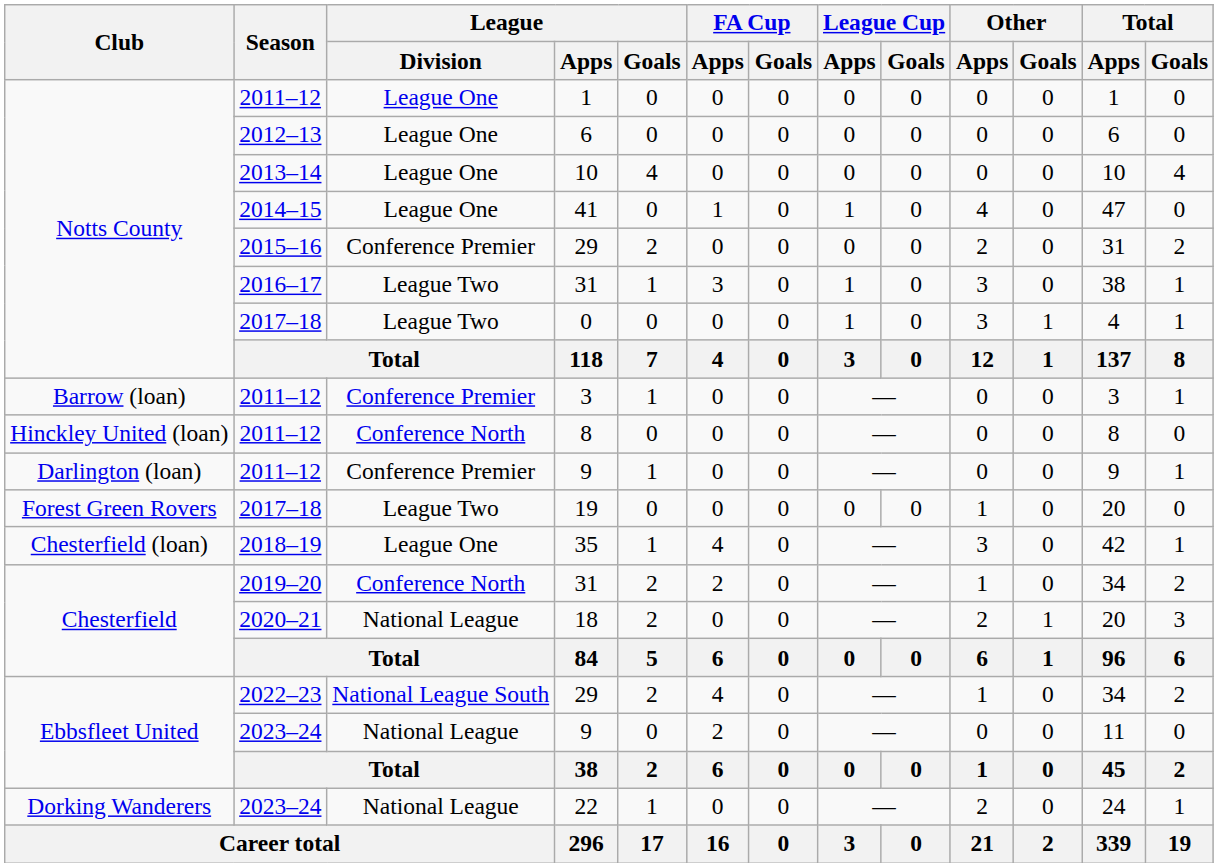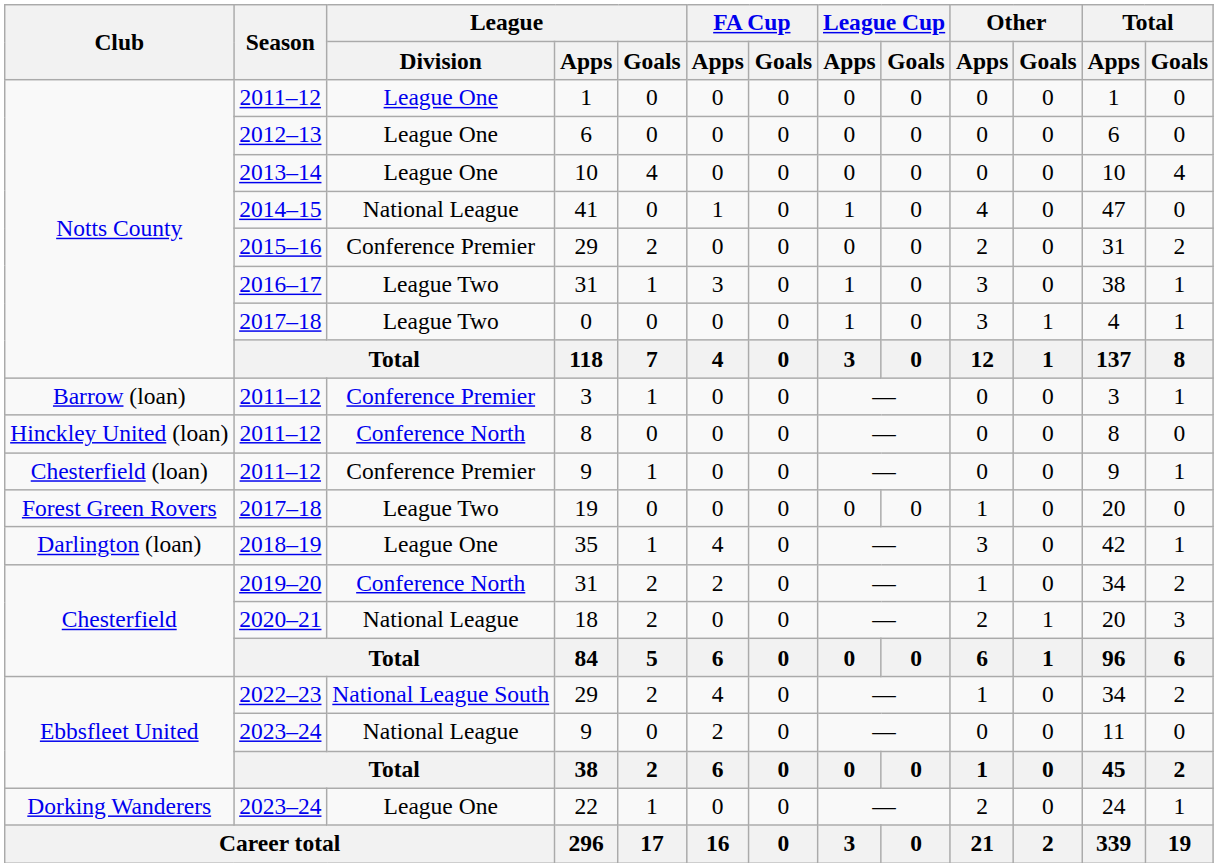(441, 209) League One -> (441, 209) National League
(119, 470) Darlington (loan) -> (119, 470) Chesterfield (loan)
(119, 545) Chesterfield (loan) -> (119, 545) Darlington (loan)
(441, 806) National League -> (441, 806) League One
